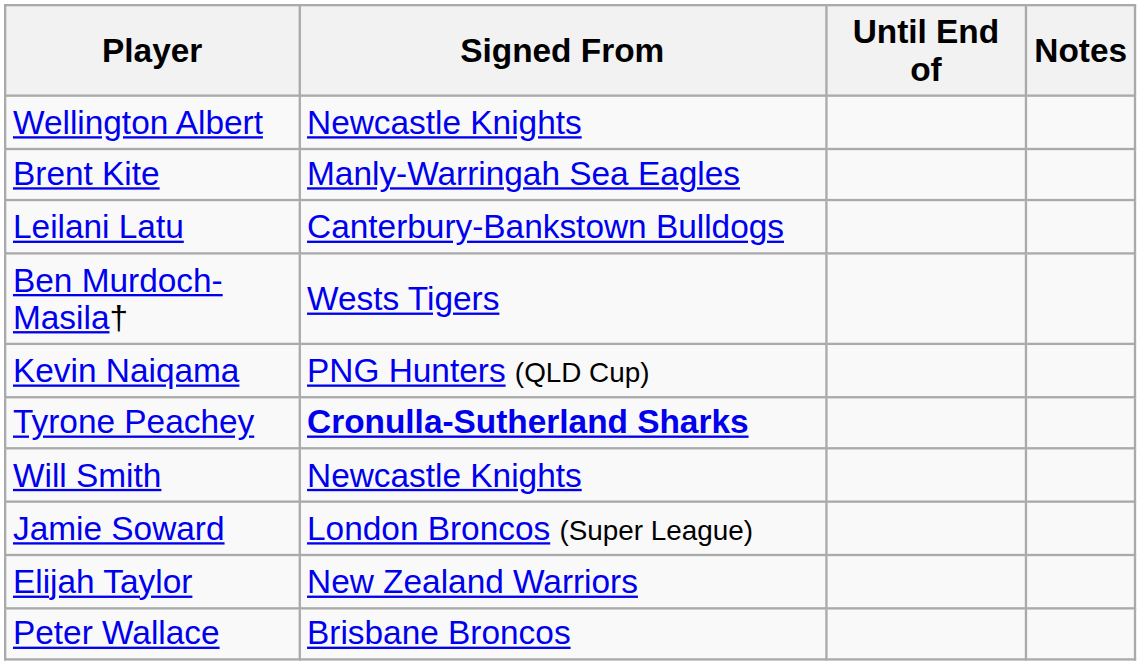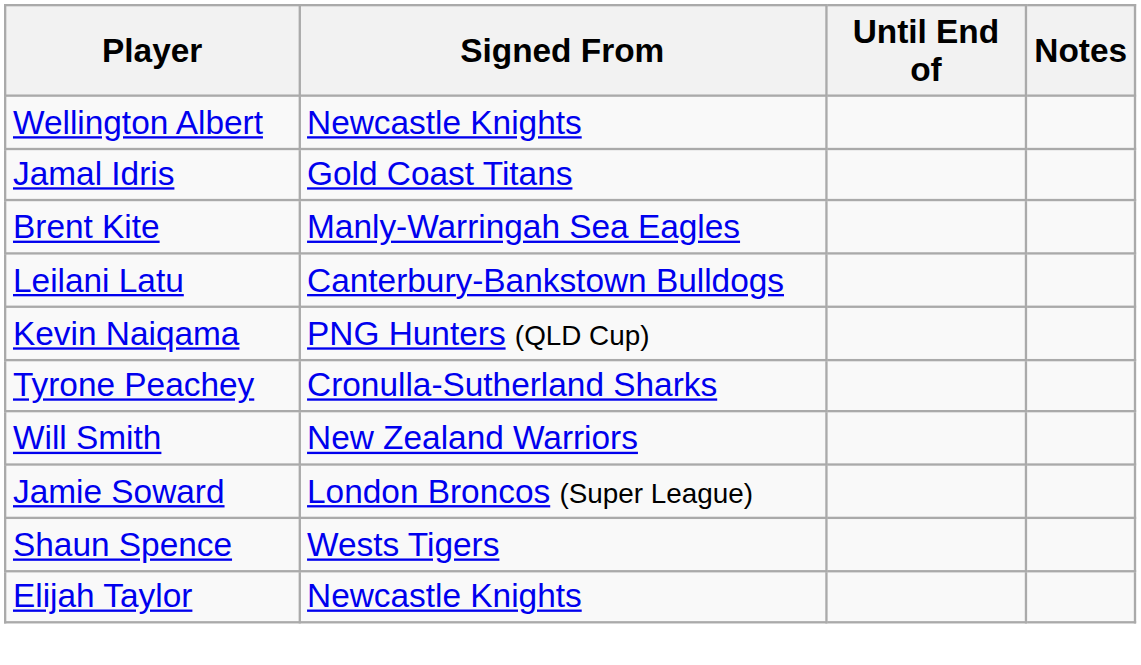+ row: (94, 175)
- row: (118, 299)
(528, 423) bold -> (512, 386) normal
(444, 476) Newcastle Knights -> (472, 439) New Zealand Warriors
+ row: (123, 544)
(472, 581) New Zealand Warriors -> (444, 597) Newcastle Knights
- row: (116, 634)
